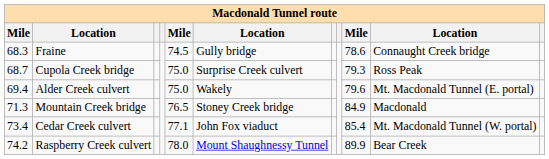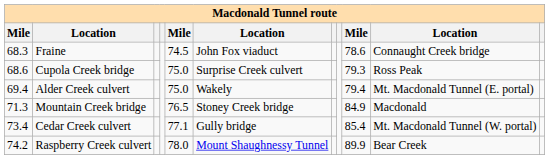(226, 51) Gully bridge -> (237, 51) John Fox viaduct
(17, 70) 68.7 -> (17, 70) 68.6
(355, 88) 79.6 -> (355, 88) 79.4
(237, 126) John Fox viaduct -> (226, 126) Gully bridge
